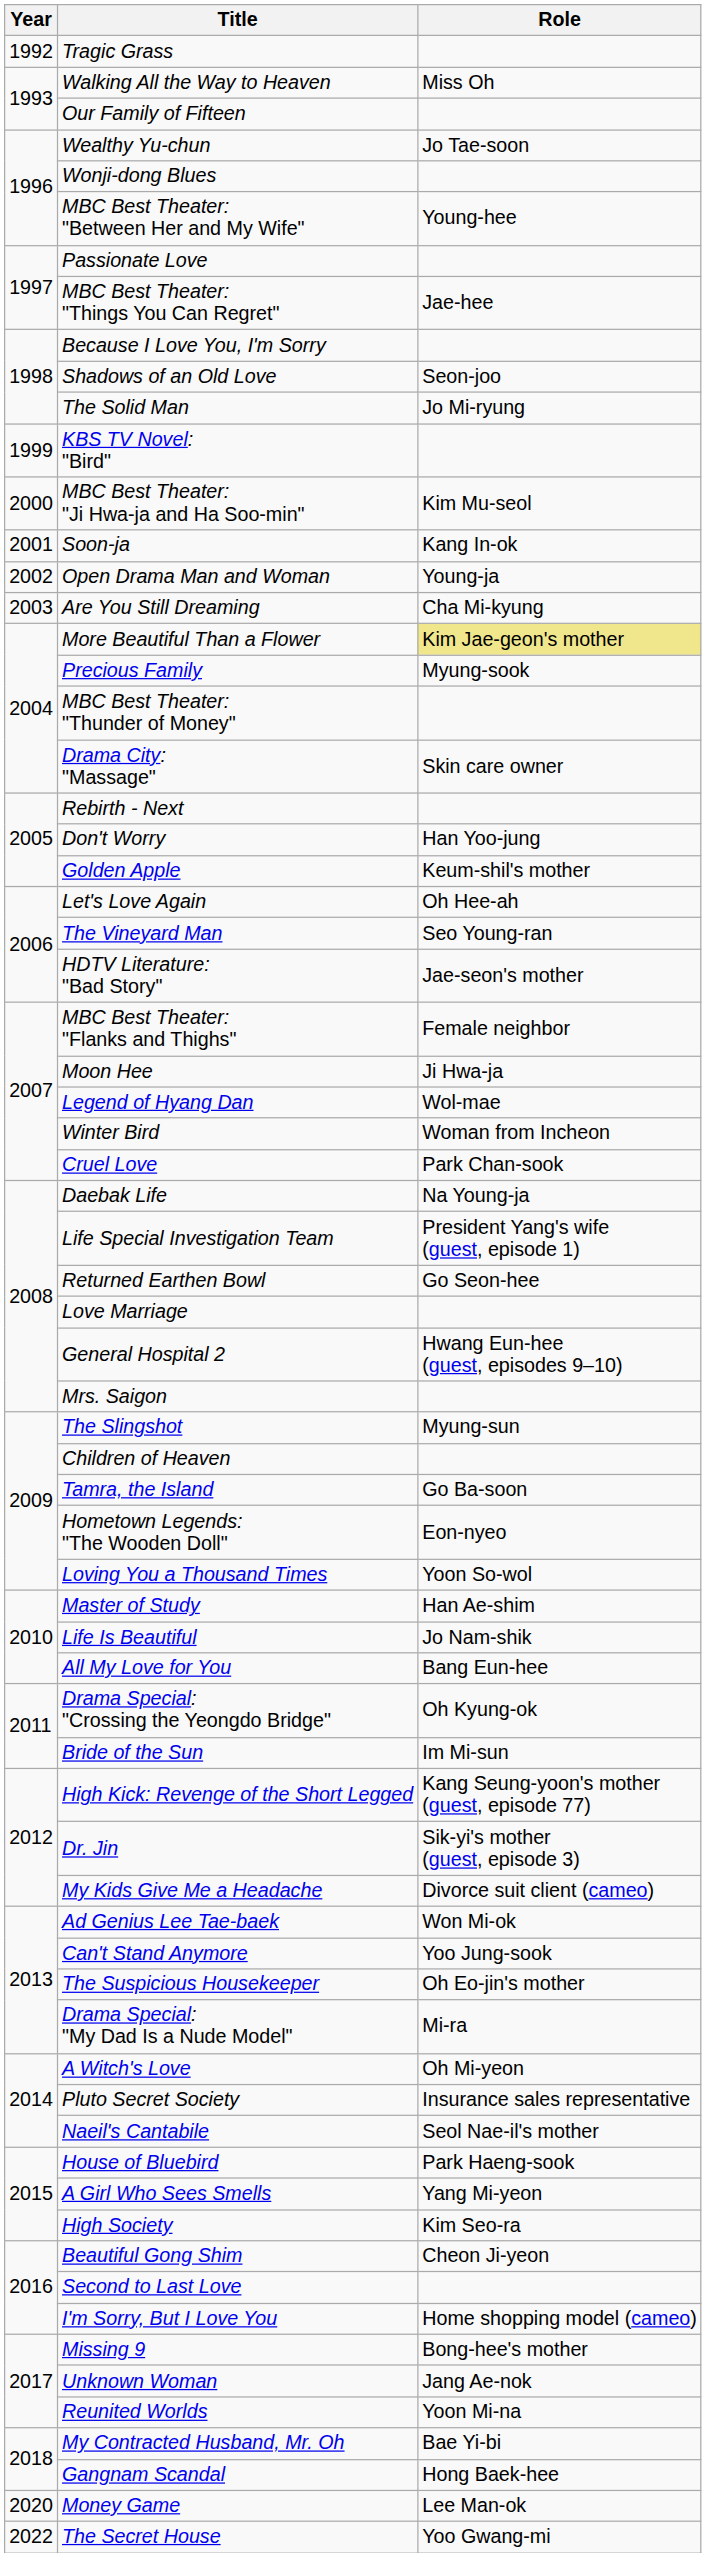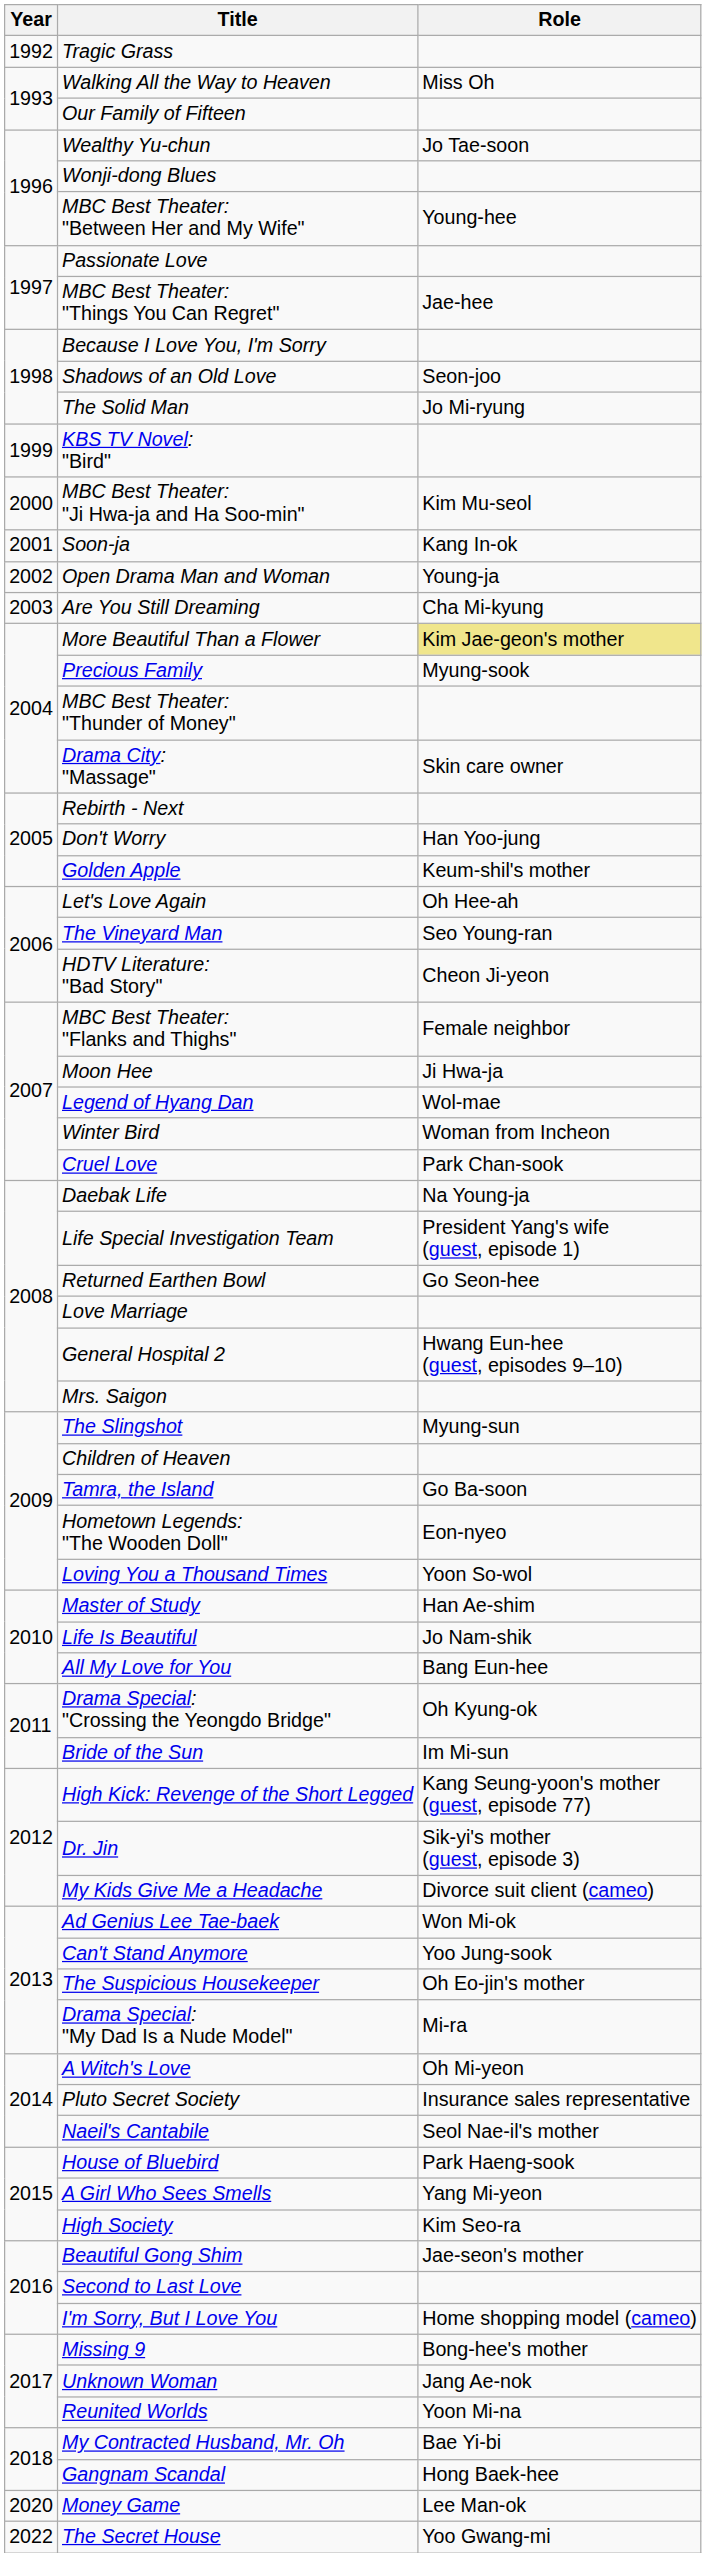(503, 975) Jae-seon's mother -> (486, 975) Cheon Ji-yeon
(486, 2256) Cheon Ji-yeon -> (503, 2256) Jae-seon's mother
